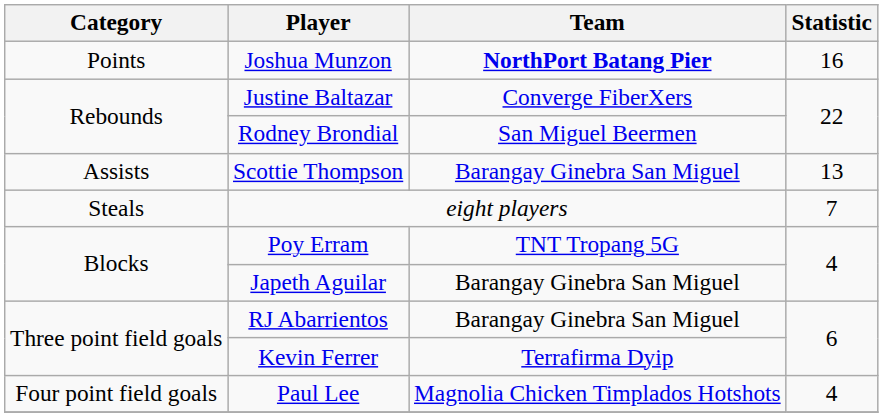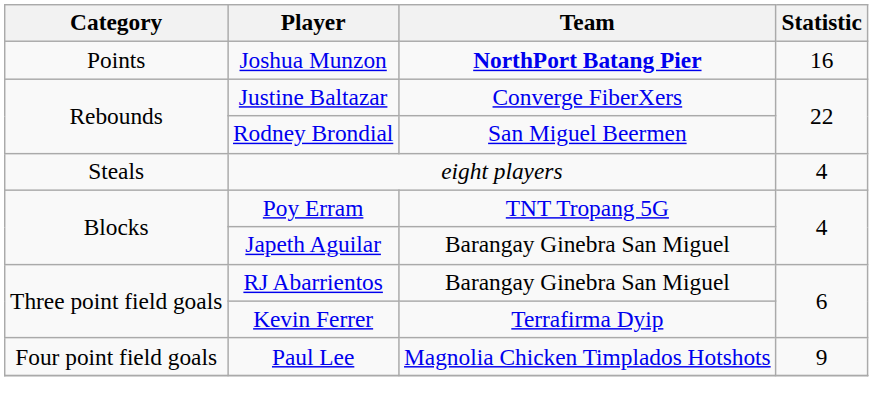- row: (318, 171)
(832, 208) 7 -> (822, 171) 4
(832, 393) 4 -> (822, 356) 9
